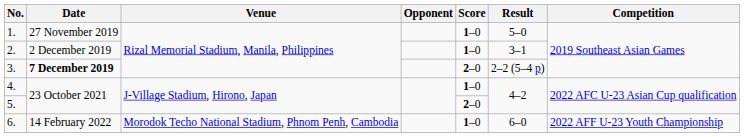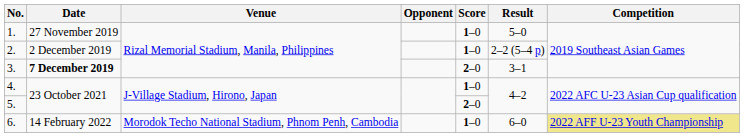(518, 50) 3–1 -> (518, 50) 2–2 (5–4 p)
(518, 68) 2–2 (5–4 p) -> (518, 68) 3–1
(637, 123) no background -> (637, 123) khaki background
